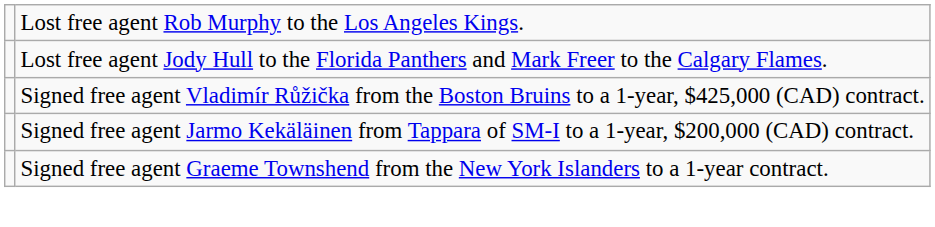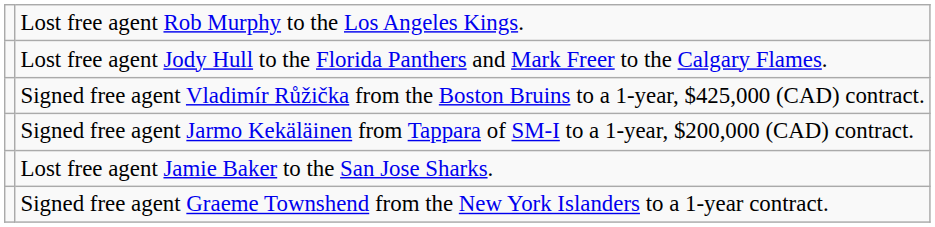+ row: (257, 167)
